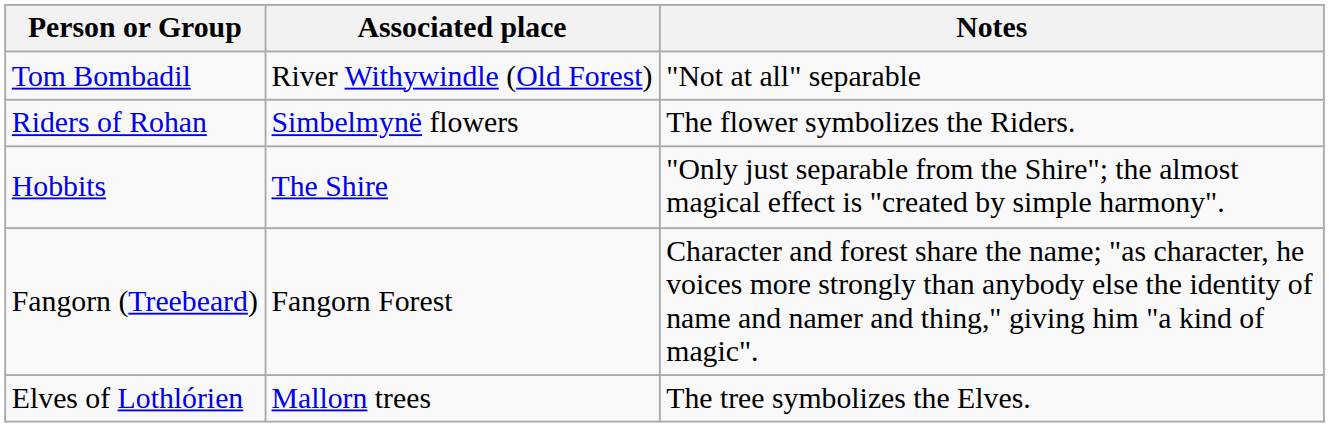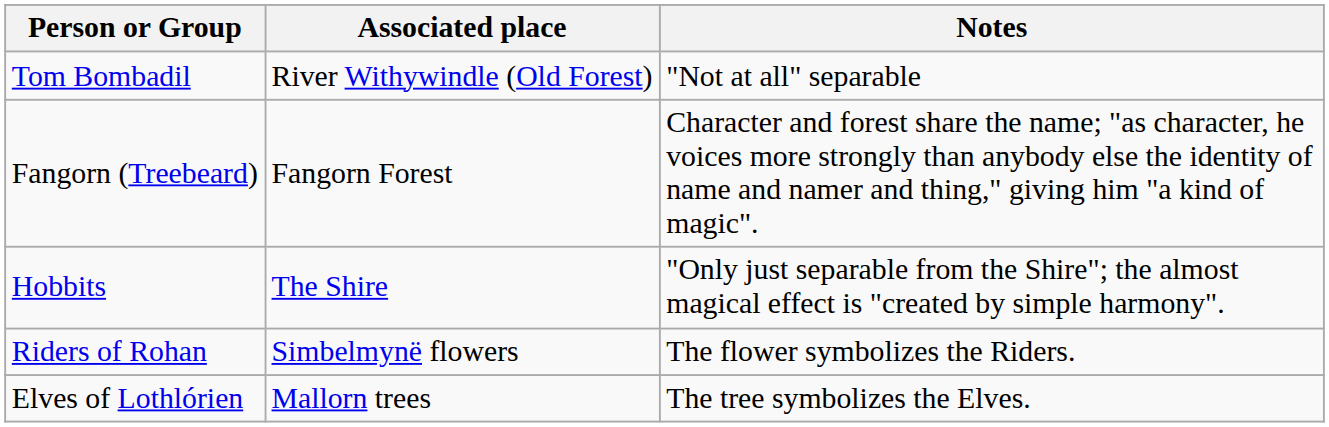rows swapped: (135, 300) <-> (109, 122)
